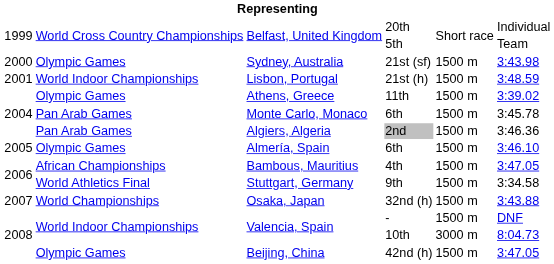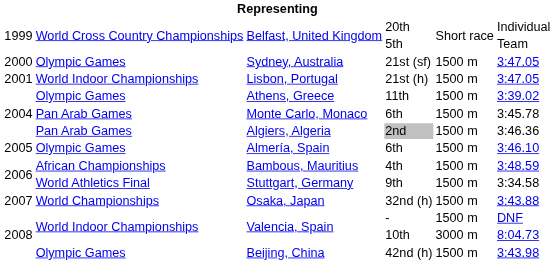(518, 61) 3:43.98 -> (518, 61) 3:47.05
(518, 79) 3:48.59 -> (518, 79) 3:47.05
(518, 166) 3:47.05 -> (518, 166) 3:48.59
(518, 252) 3:47.05 -> (518, 252) 3:43.98
